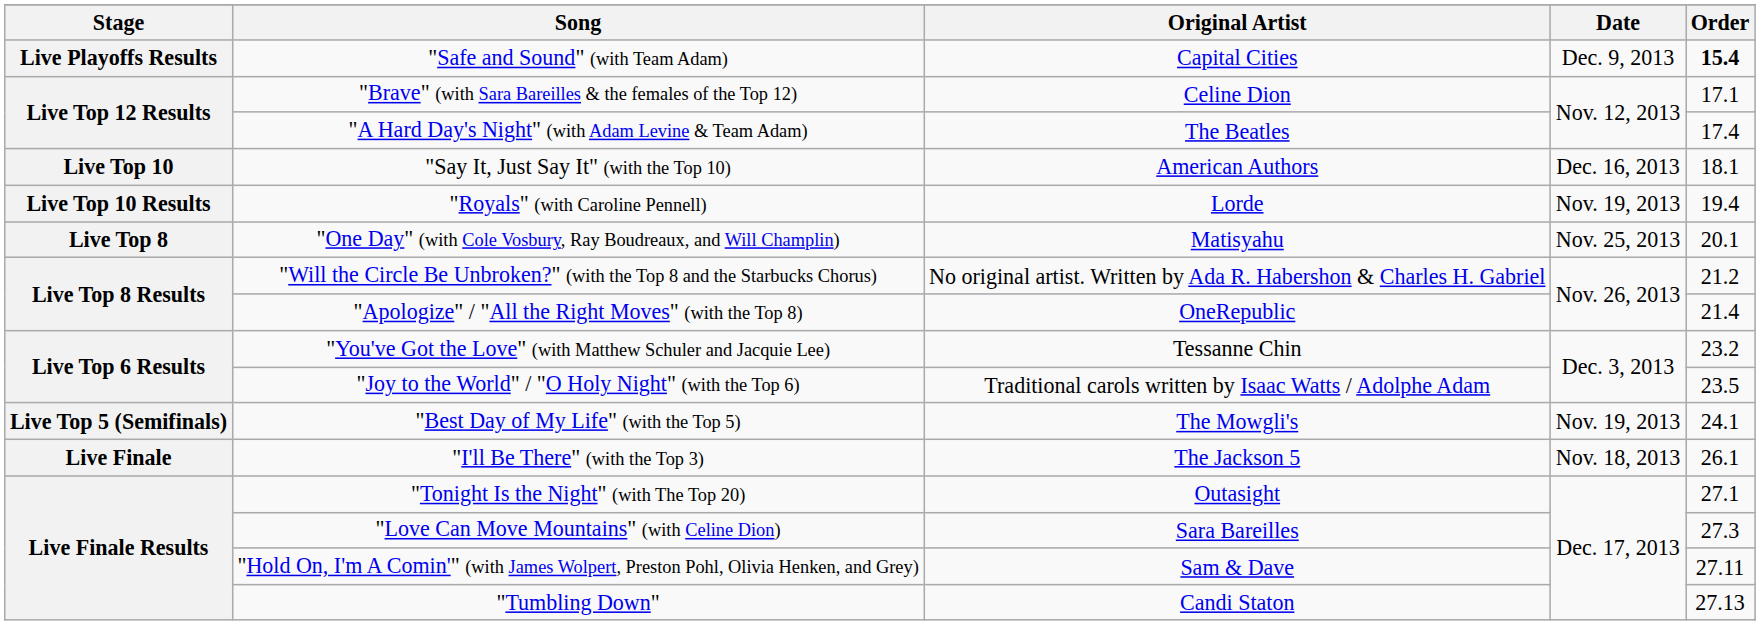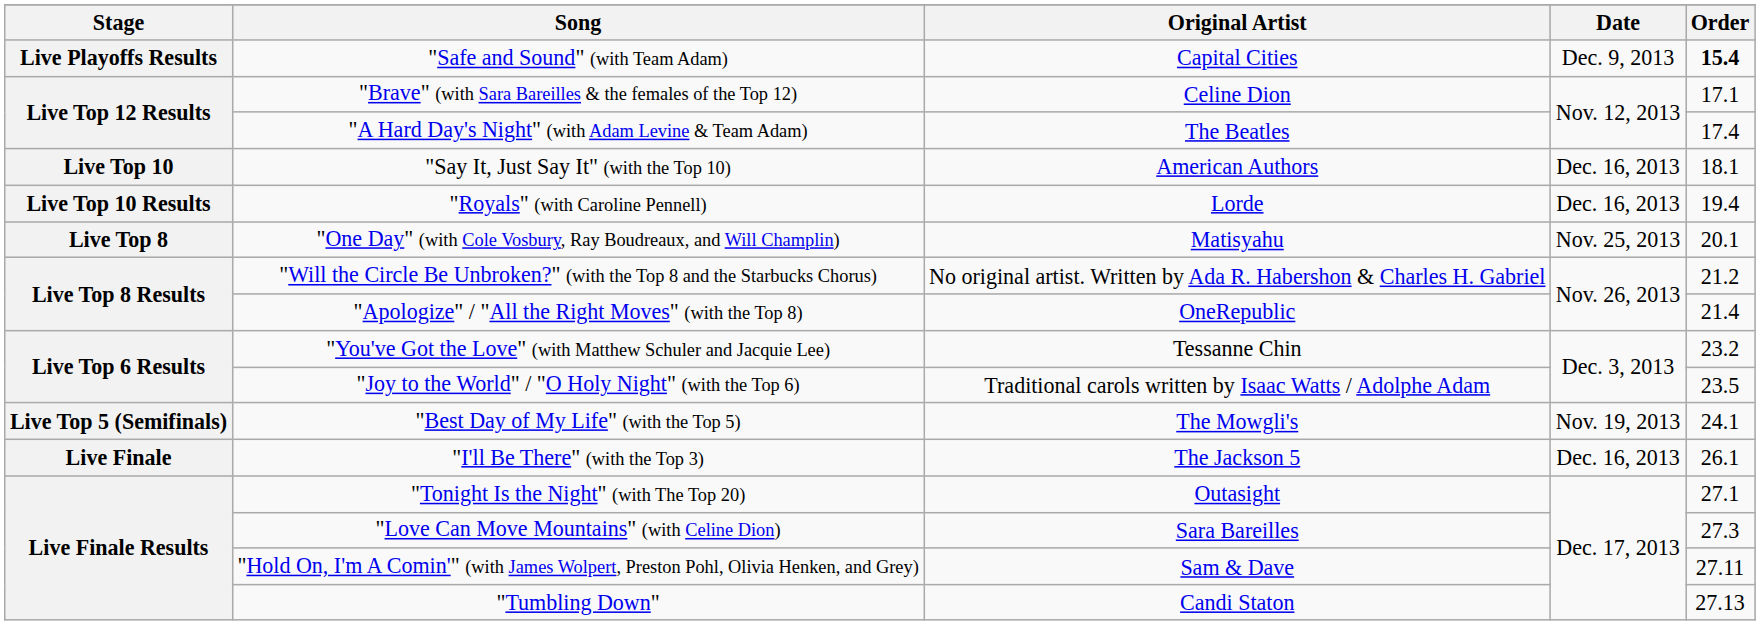(1618, 203) Nov. 19, 2013 -> (1618, 203) Dec. 16, 2013
(1618, 458) Nov. 18, 2013 -> (1618, 458) Dec. 16, 2013
